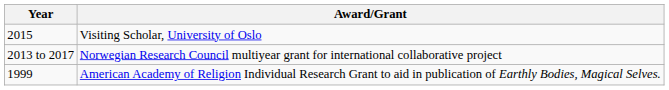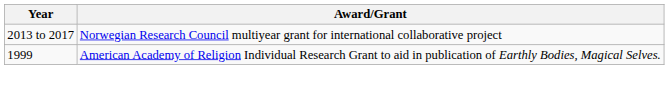- row: (171, 34)
